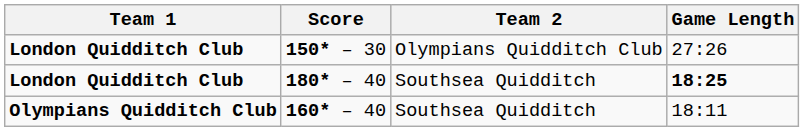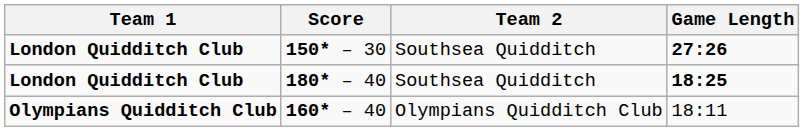(529, 50) Olympians Quidditch Club -> (495, 50) Southsea Quidditch
(700, 50) normal -> (700, 50) bold
(495, 111) Southsea Quidditch -> (529, 111) Olympians Quidditch Club
